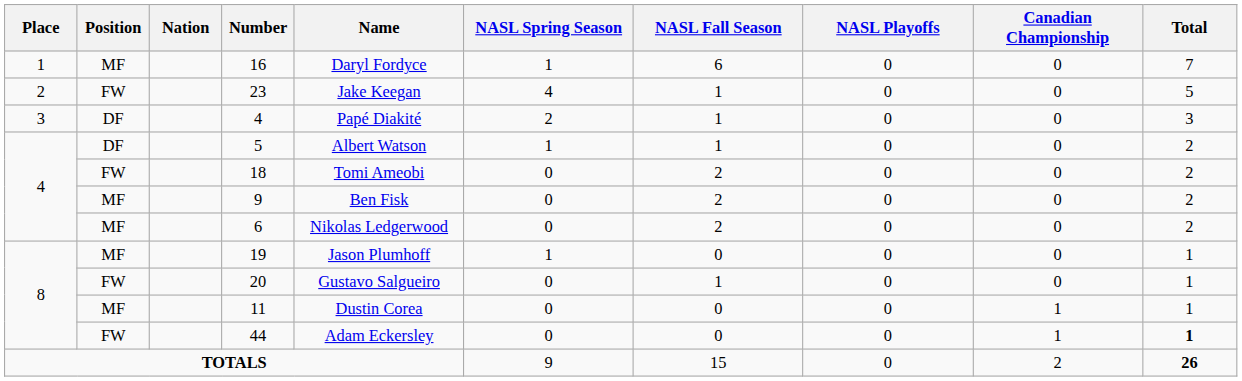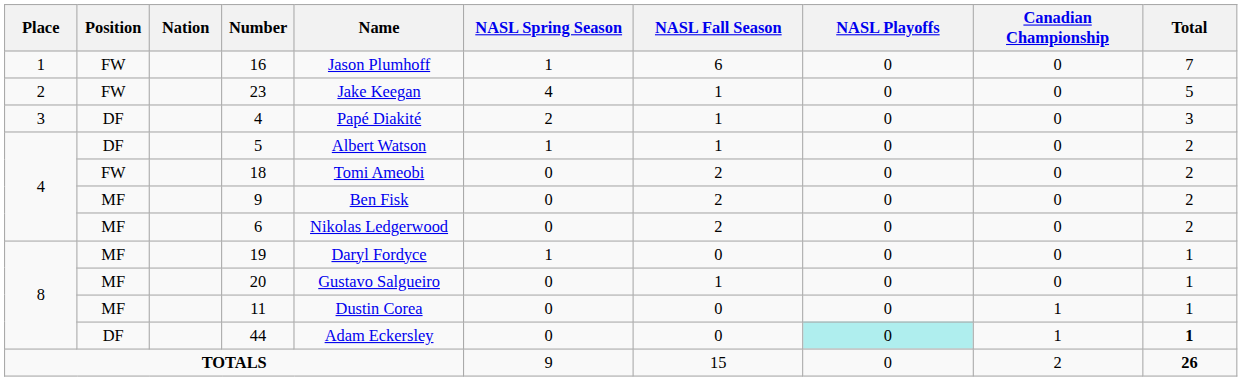(113, 64) MF -> (113, 64) FW
(379, 64) Daryl Fordyce -> (379, 64) Jason Plumhoff
(379, 254) Jason Plumhoff -> (379, 254) Daryl Fordyce
(113, 281) FW -> (113, 281) MF
(113, 335) FW -> (113, 335) DF
(888, 335) no background -> (888, 335) paleturquoise background
